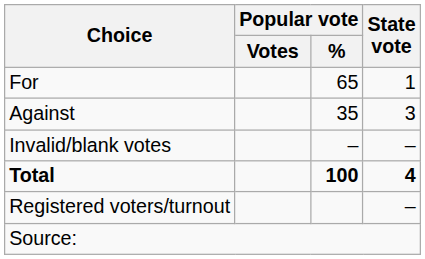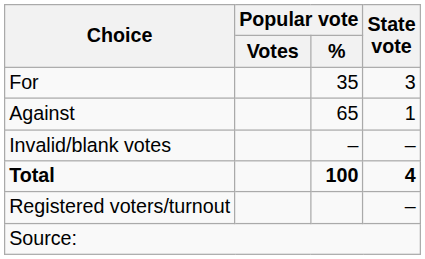(347, 82) 65 -> (347, 82) 35
(410, 82) 1 -> (410, 82) 3
(347, 113) 35 -> (347, 113) 65
(410, 113) 3 -> (410, 113) 1
